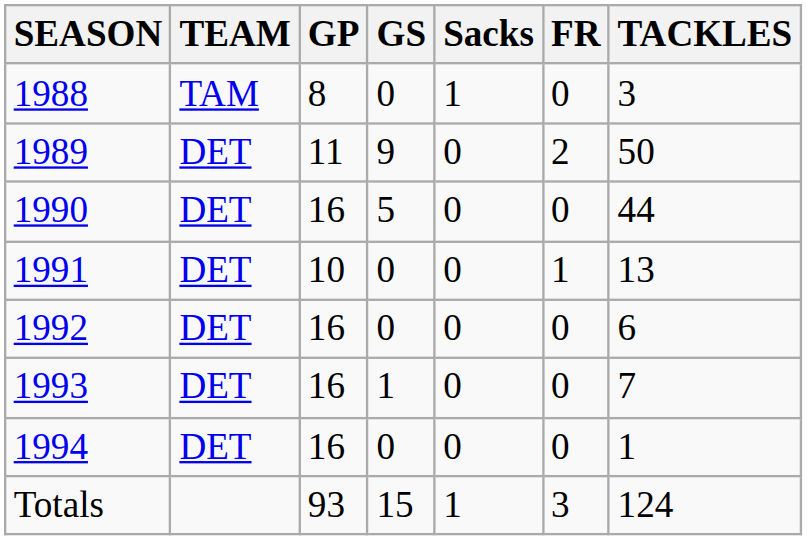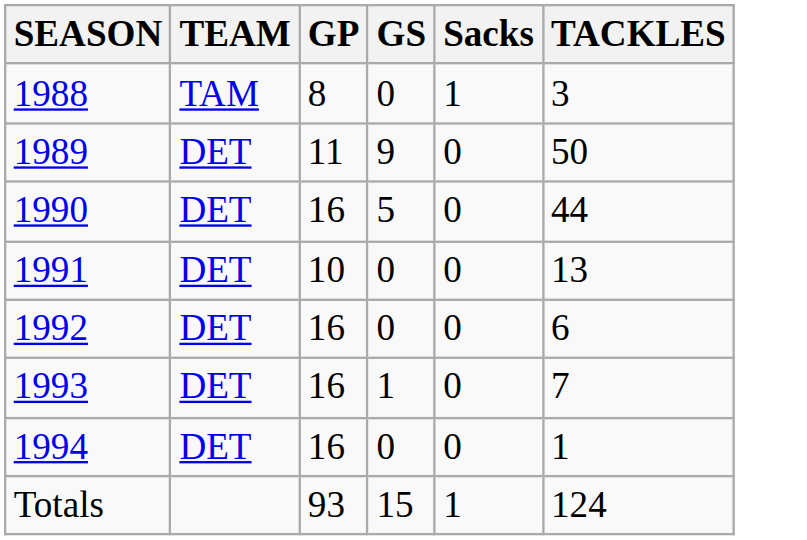- column: (576, 33)
